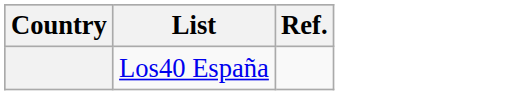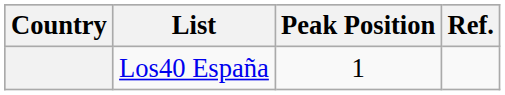+ column: (358, 25)
